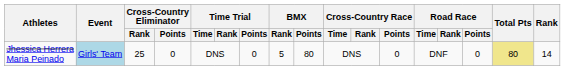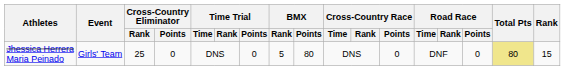(100, 54) lightblue background -> (100, 54) no background
(547, 54) 14 -> (547, 54) 15
